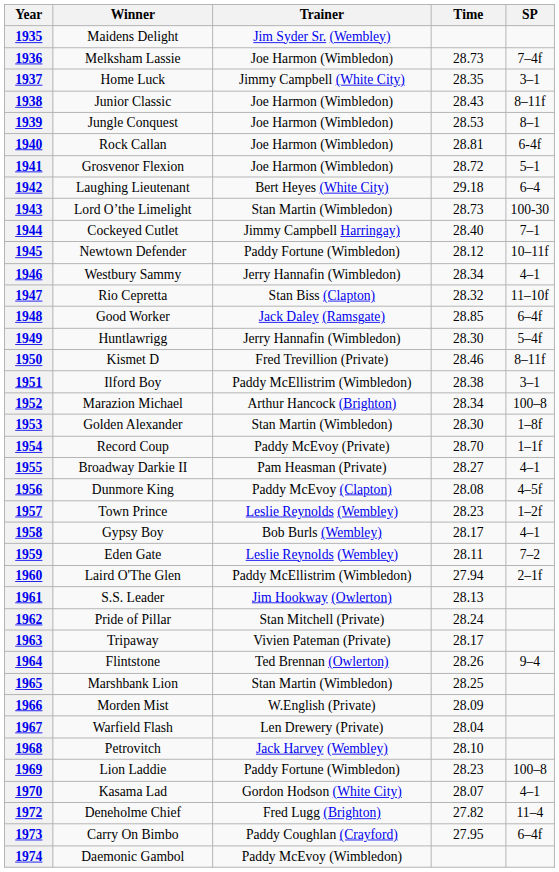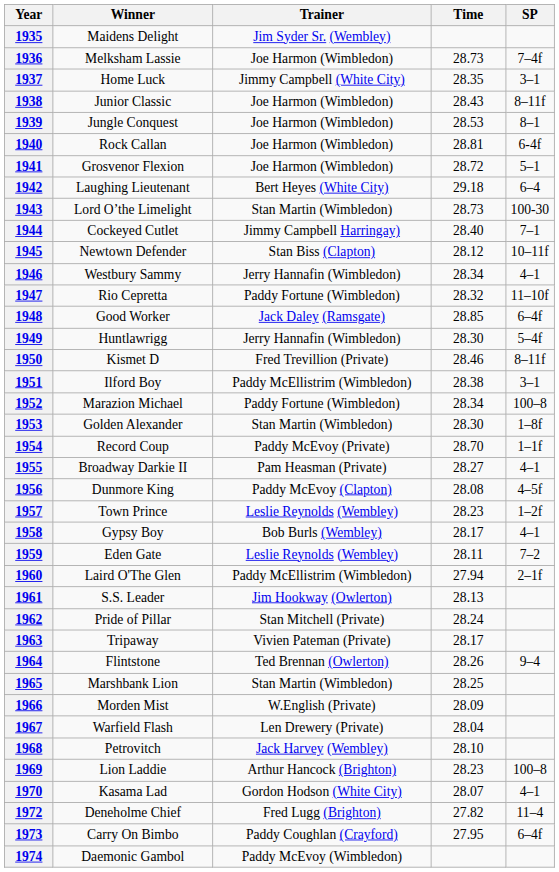(322, 252) Paddy Fortune (Wimbledon) -> (322, 252) Stan Biss (Clapton)
(322, 295) Stan Biss (Clapton) -> (322, 295) Paddy Fortune (Wimbledon)
(322, 403) Arthur Hancock (Brighton) -> (322, 403) Paddy Fortune (Wimbledon)
(322, 770) Paddy Fortune (Wimbledon) -> (322, 770) Arthur Hancock (Brighton)
